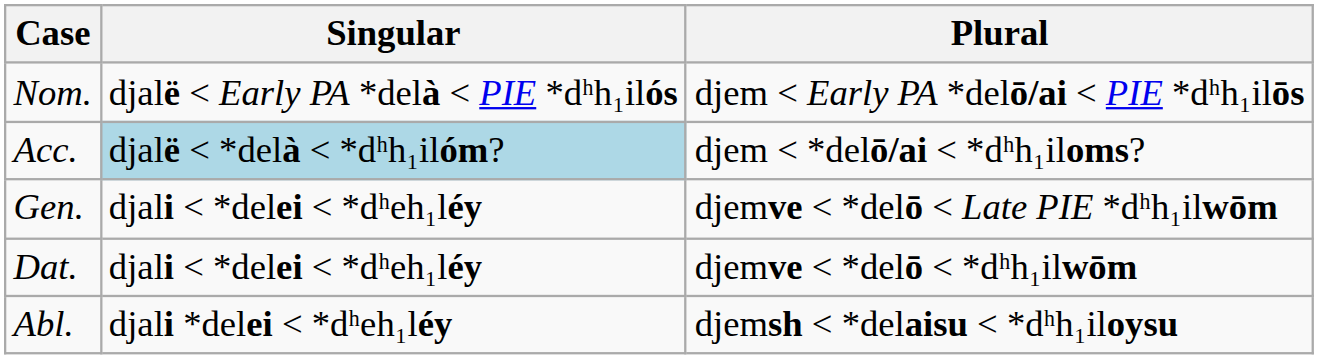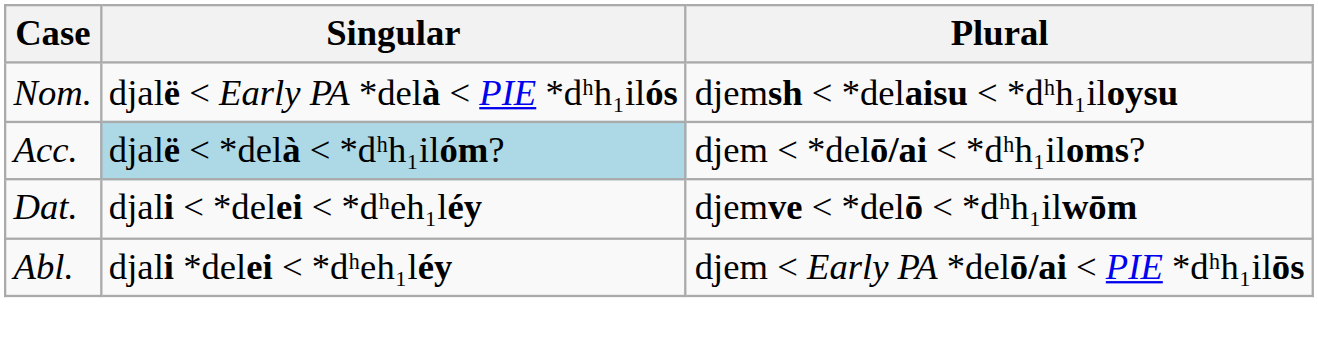(1000, 91) djem < Early PA *delō/ai < PIE *dʰh₁ilōs -> (936, 91) djemsh < *delaisu < *dʰh₁iloysu
- row: (49, 207)
(936, 324) djemsh < *delaisu < *dʰh₁iloysu -> (1000, 265) djem < Early PA *delō/ai < PIE *dʰh₁ilōs
